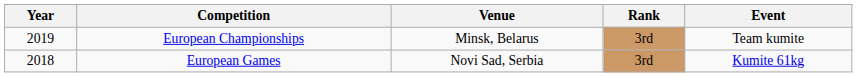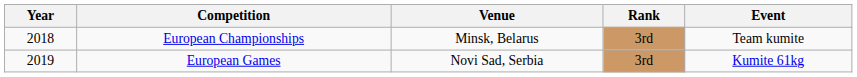(40, 38) 2019 -> (40, 38) 2018
(40, 61) 2018 -> (40, 61) 2019
